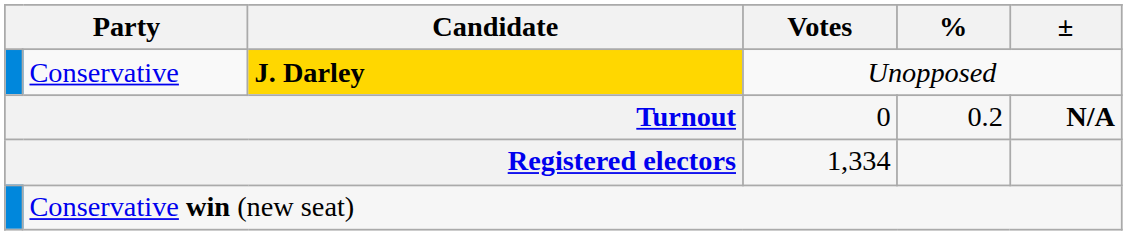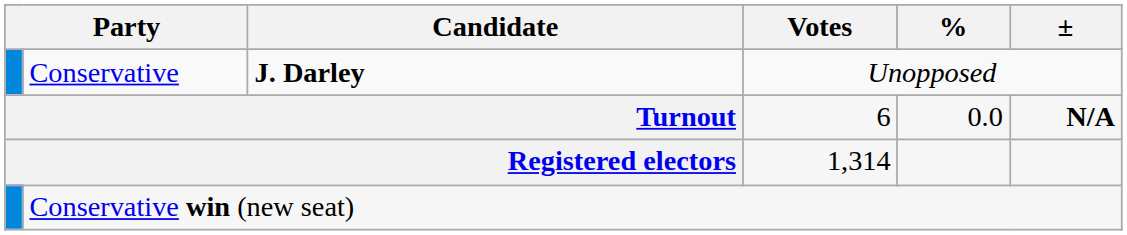(310, 71) gold background -> (310, 71) no background
(884, 116) 0 -> (884, 116) 6
(985, 116) 0.2 -> (985, 116) 0.0
(859, 161) 1,334 -> (859, 161) 1,314
